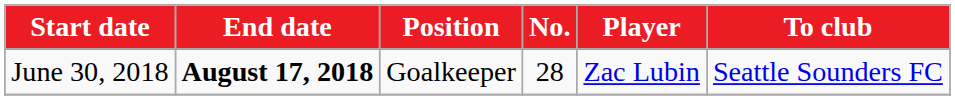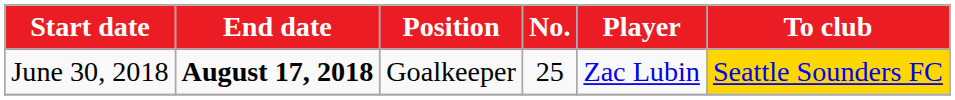(550, 71) 28 -> (550, 71) 25
(828, 71) no background -> (828, 71) gold background
